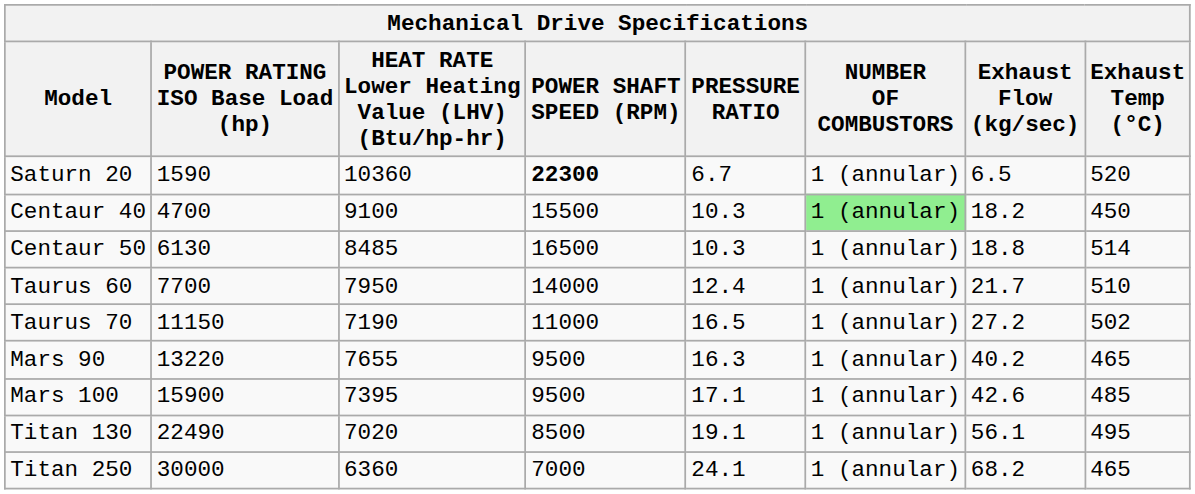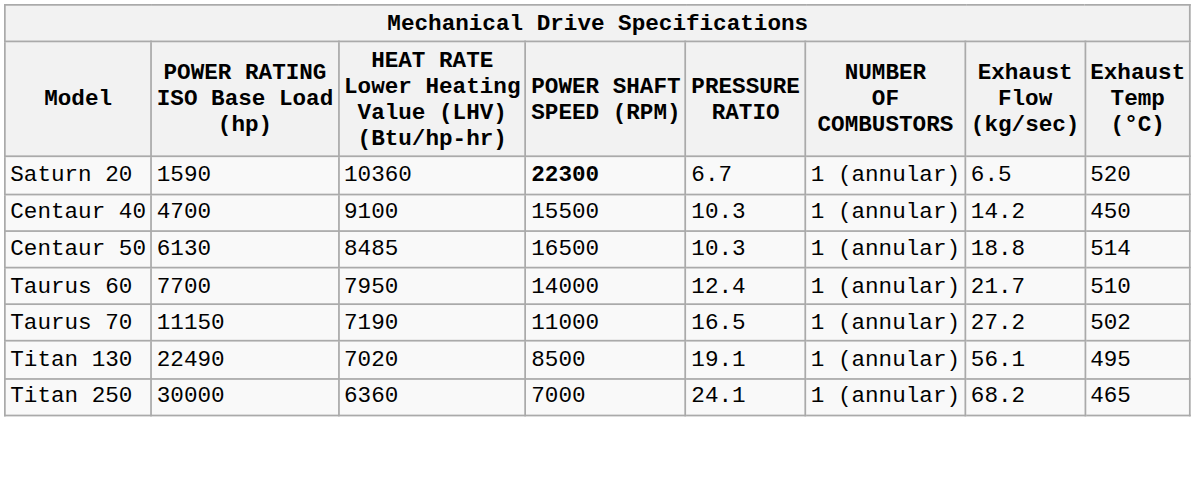(885, 212) lightgreen background -> (885, 212) no background
(998, 212) 18.2 -> (998, 212) 14.2
- row: (58, 360)
- row: (65, 397)
